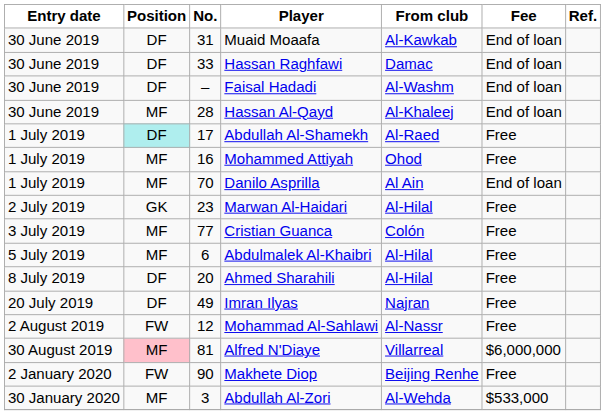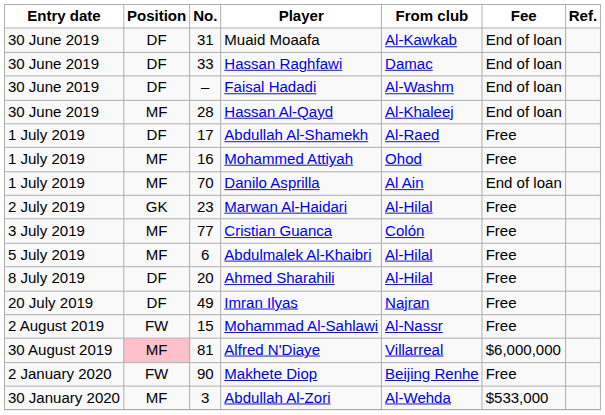(157, 135) paleturquoise background -> (157, 135) no background
(205, 326) 12 -> (205, 326) 15
